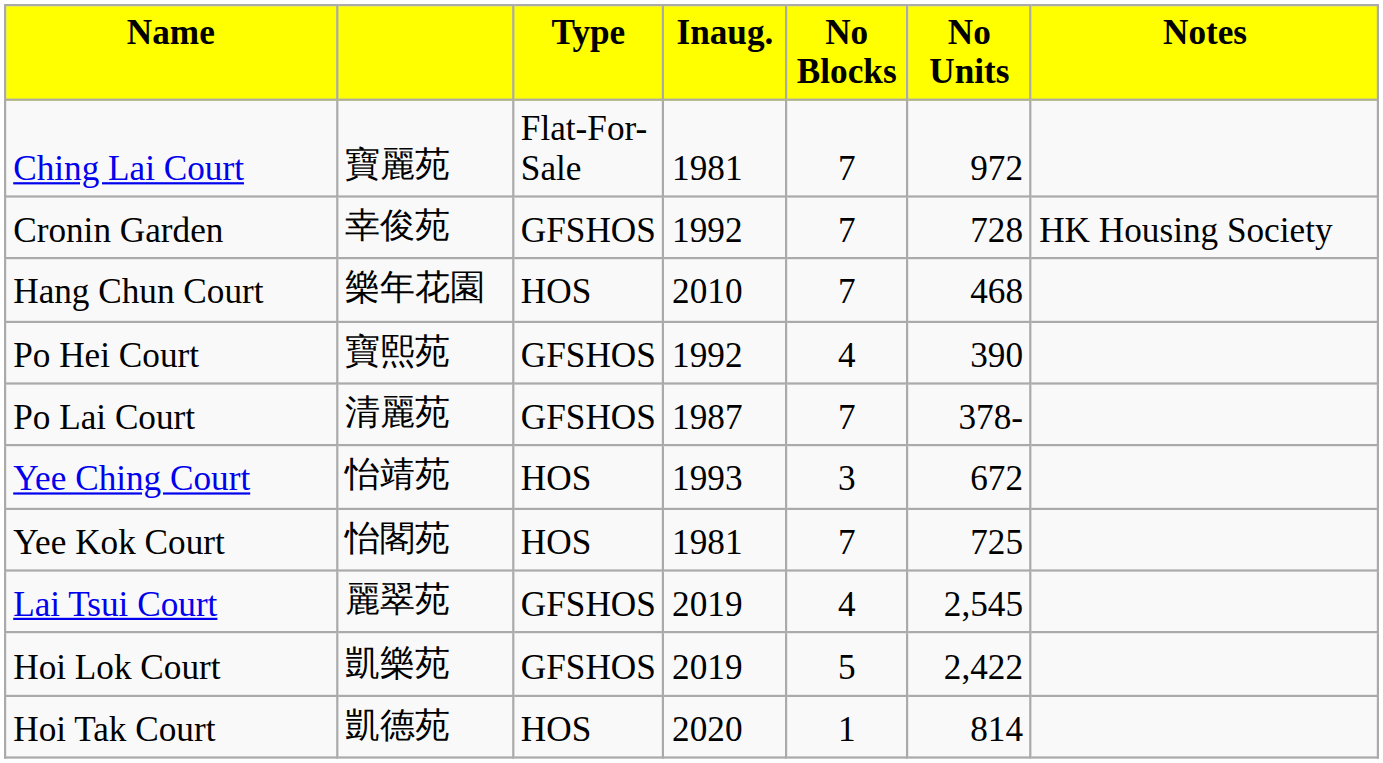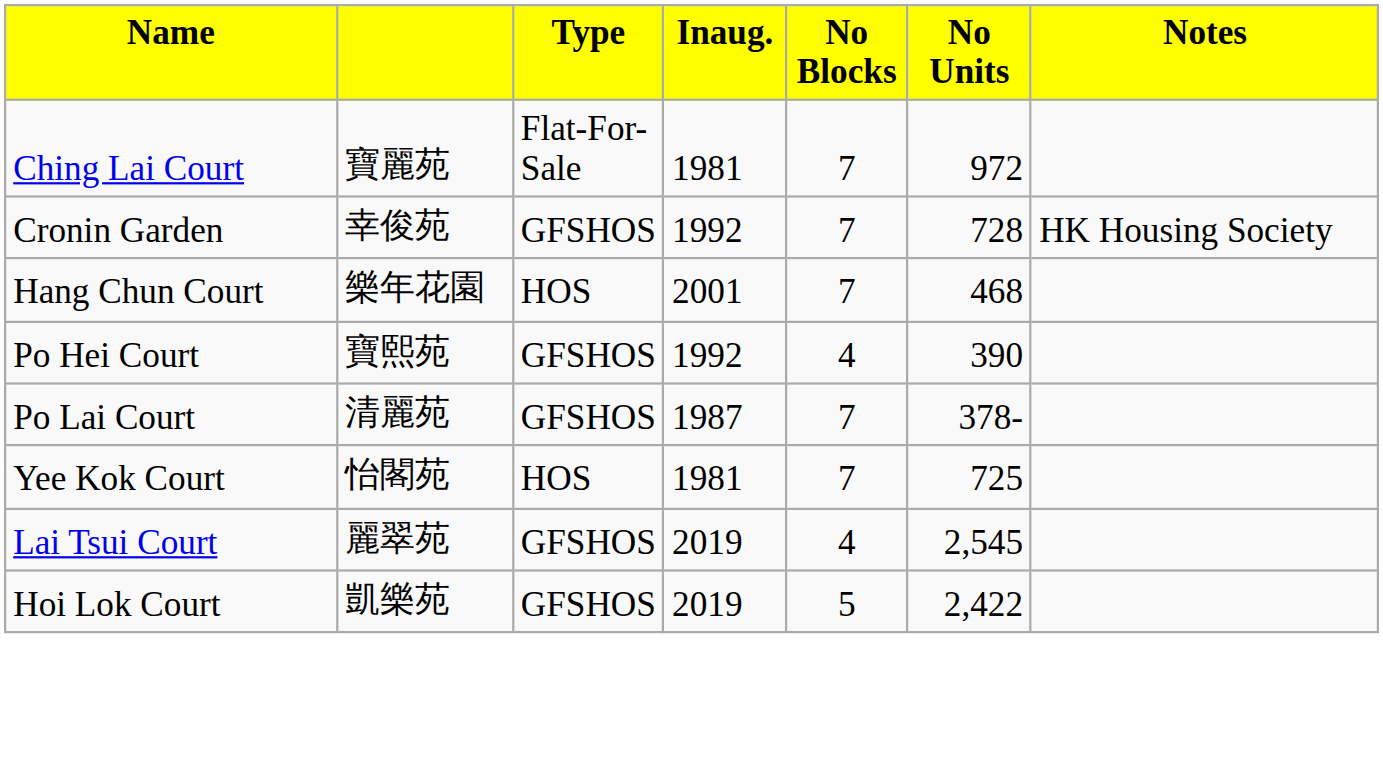(707, 292) 2010 -> (707, 292) 2001
- row: (132, 479)
- row: (114, 729)
